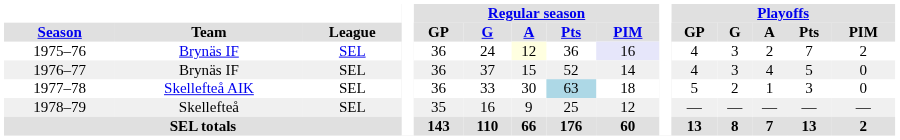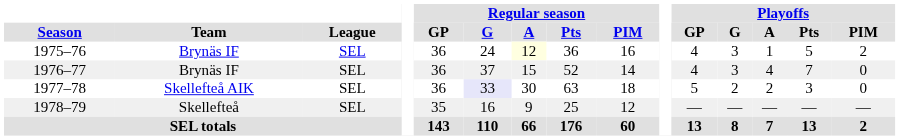(628, 51) lavender background -> (628, 51) no background
(769, 51) 2 -> (769, 51) 1
(809, 51) 7 -> (809, 51) 5
(809, 69) 5 -> (809, 69) 7
(487, 88) no background -> (487, 88) lavender background
(571, 88) lightblue background -> (571, 88) no background
(769, 88) 1 -> (769, 88) 2
